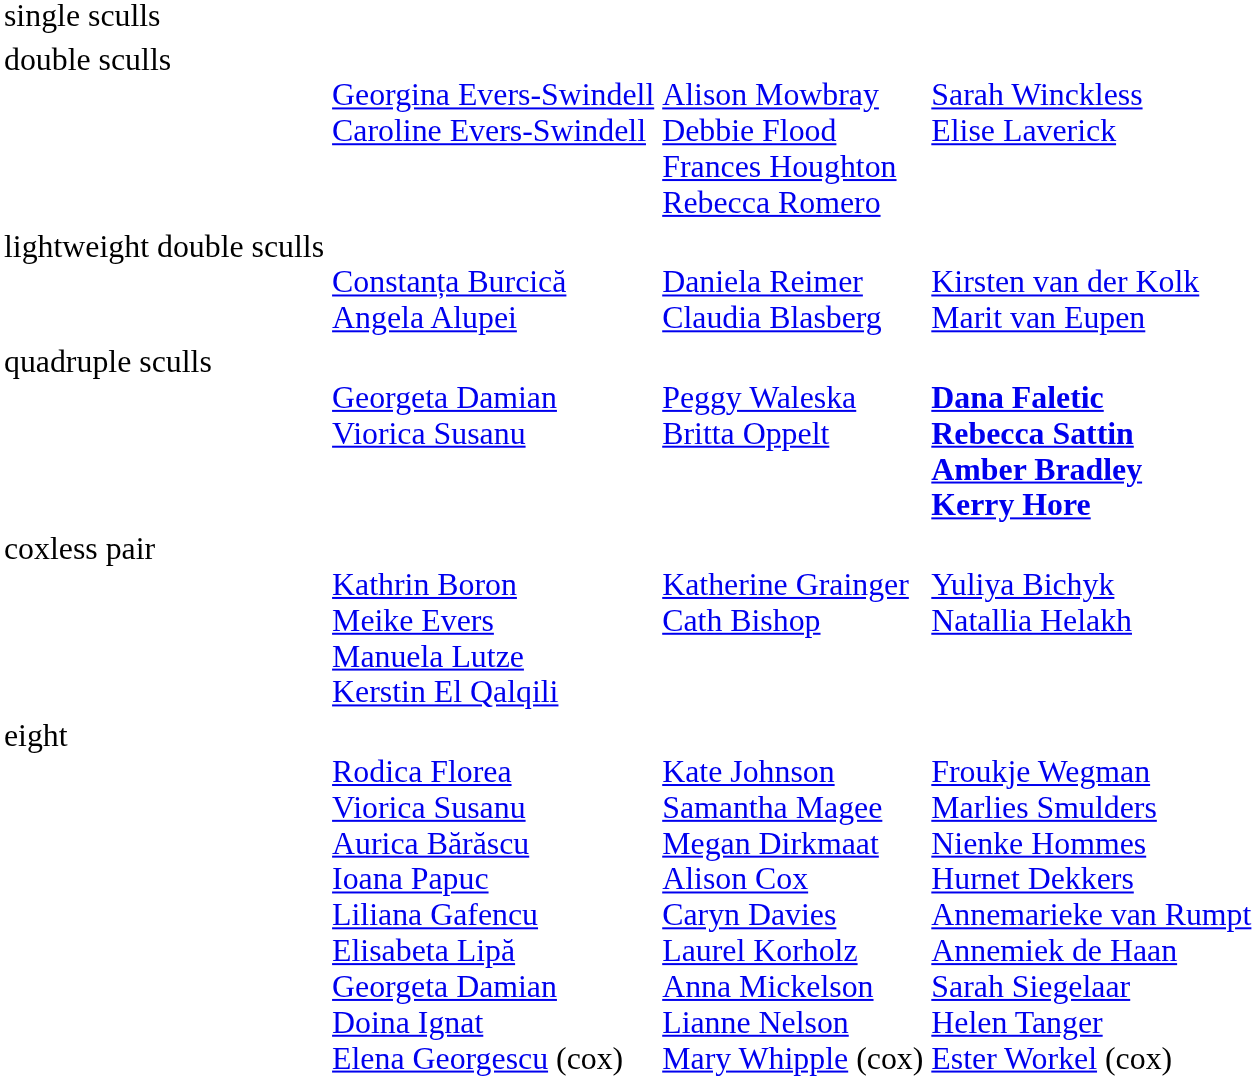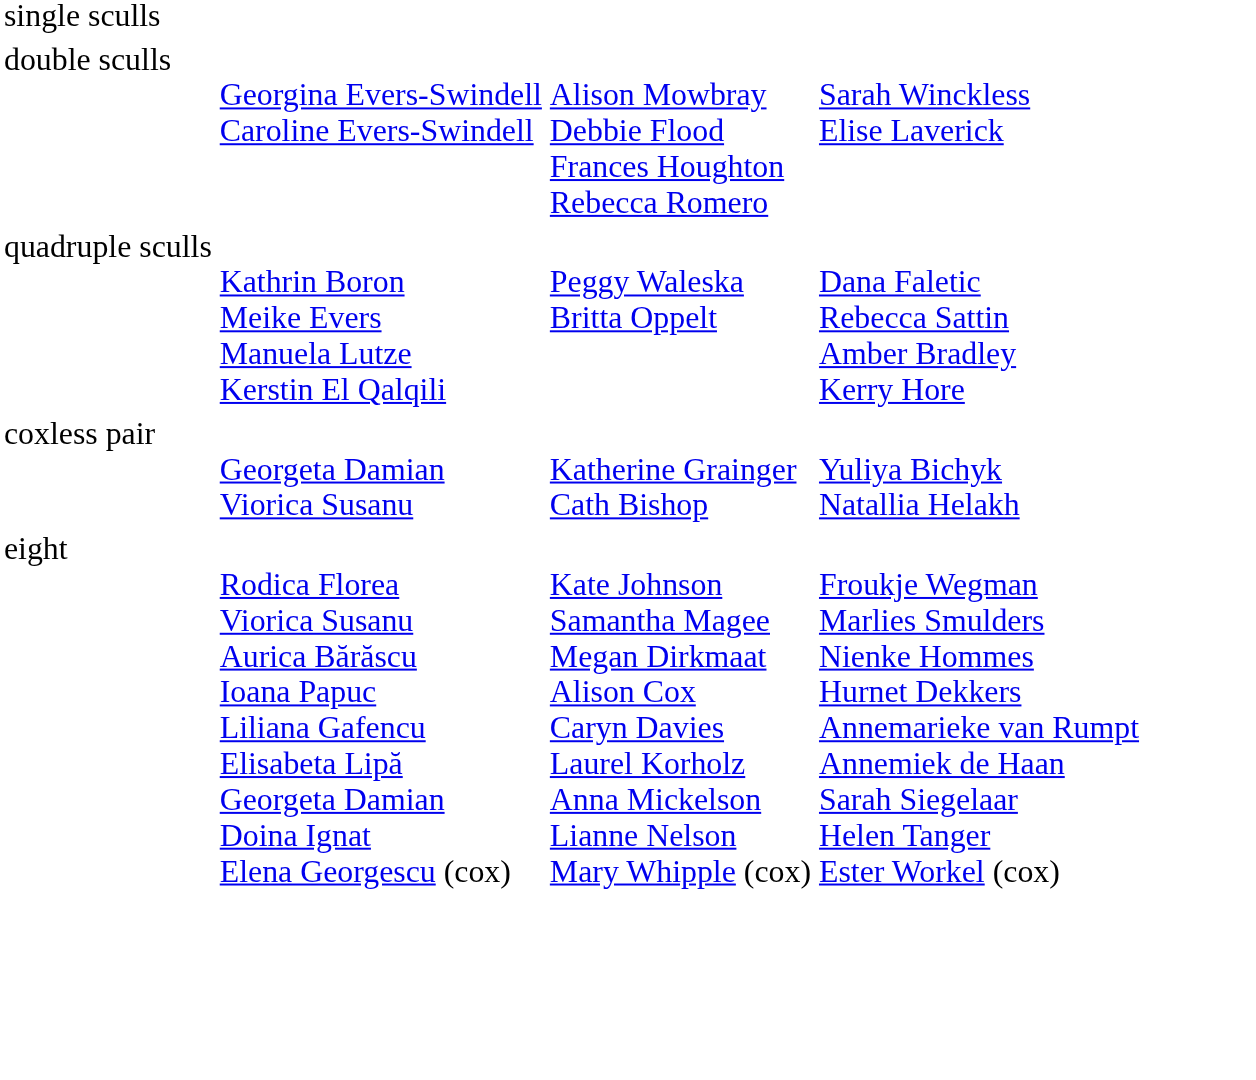- row: (164, 246)
(445, 415) Georgeta Damian Viorica Susanu -> (333, 335) Kathrin Boron Meike Evers Manuela Lutze Kerstin El Qalqili
(1037, 451) bold -> (918, 335) normal
(445, 638) Kathrin Boron Meike Evers Manuela Lutze Kerstin El Qalqili -> (332, 487) Georgeta Damian Viorica Susanu
